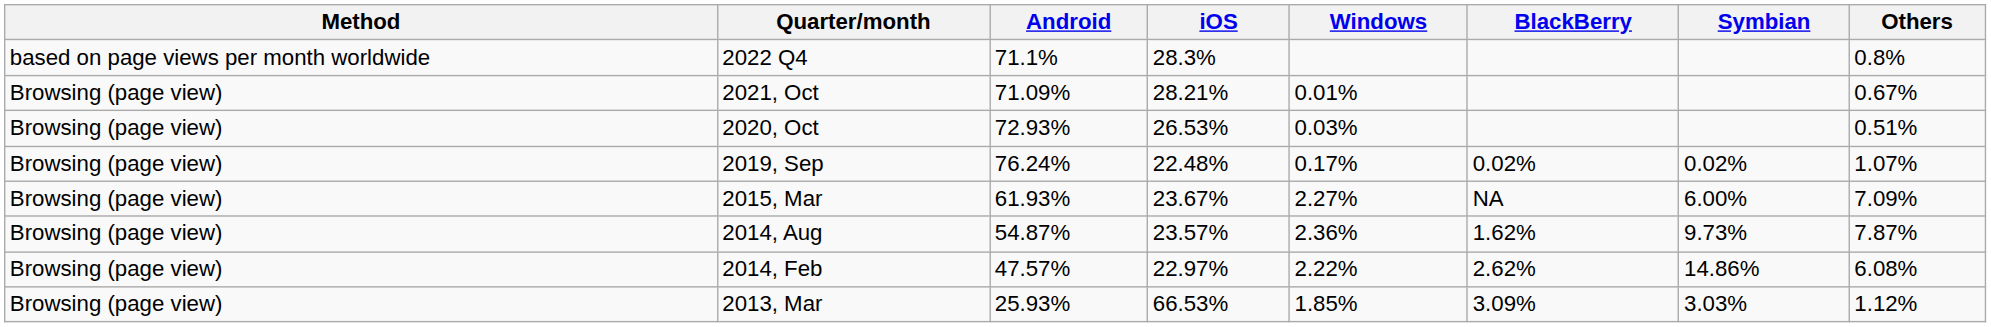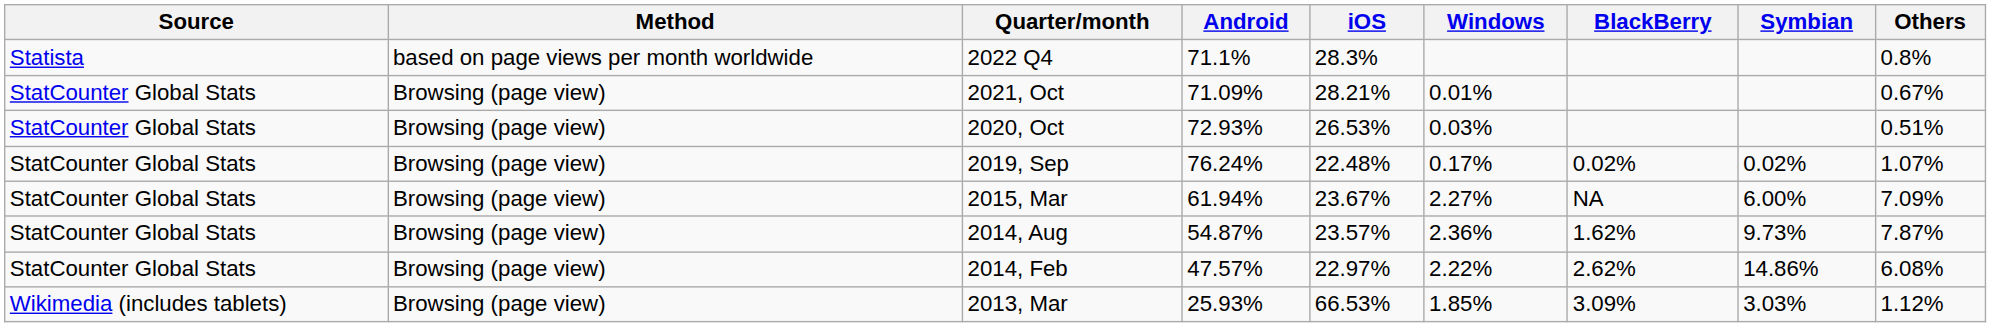+ column: (196, 22)
(1033, 198) 61.93% -> (1225, 198) 61.94%
